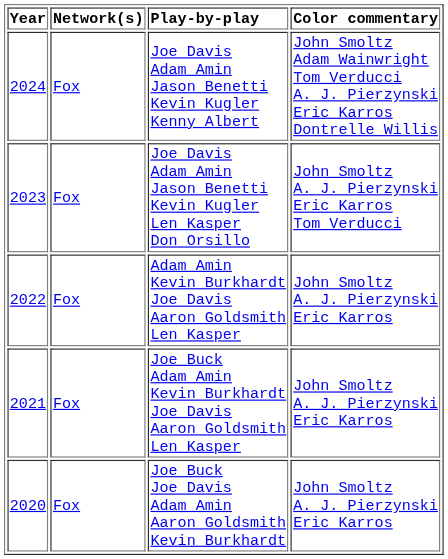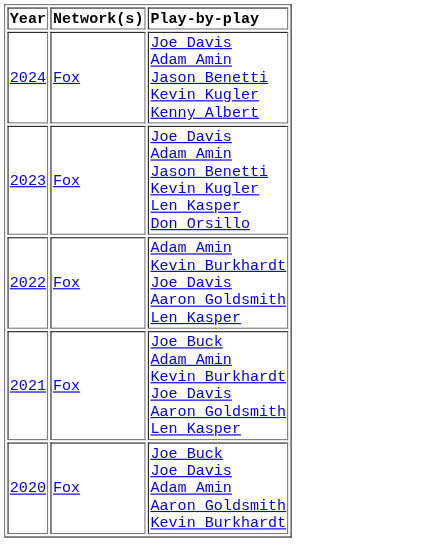- column: (366, 18)
